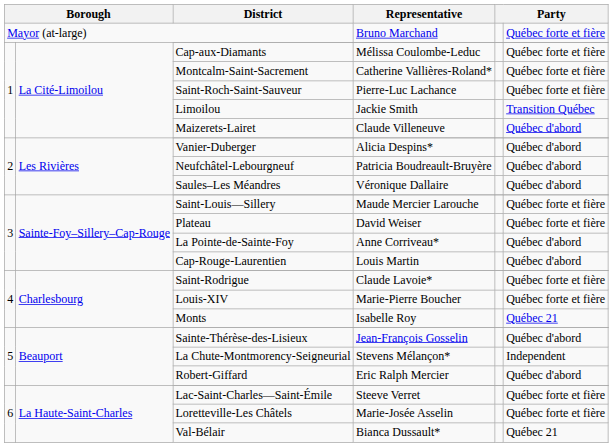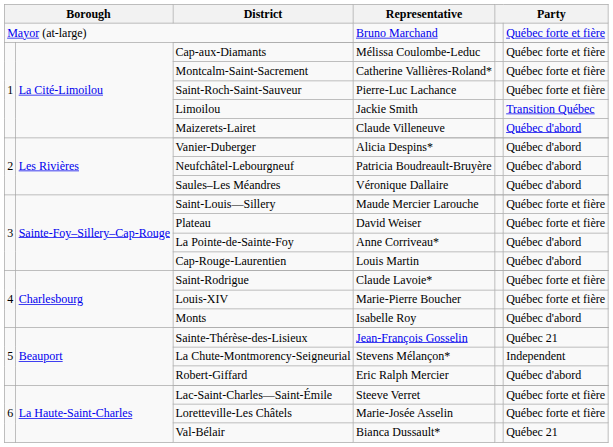(532, 318) Québec 21 -> (544, 318) Québec d'abord
(544, 337) Québec d'abord -> (532, 337) Québec 21
